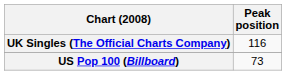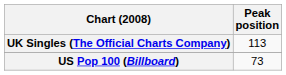(257, 43) 116 -> (257, 43) 113
